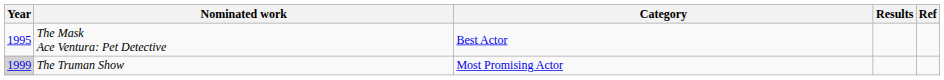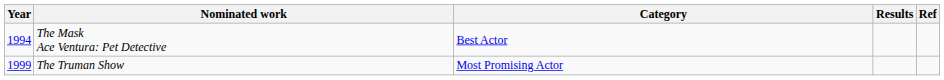(19, 39) 1995 -> (19, 39) 1994
(19, 65) lightgrey background -> (19, 65) no background
